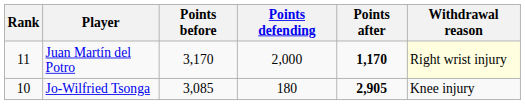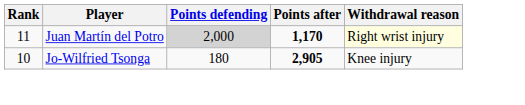- column: (198, 22)
(287, 59) no background -> (219, 36) lightgrey background
